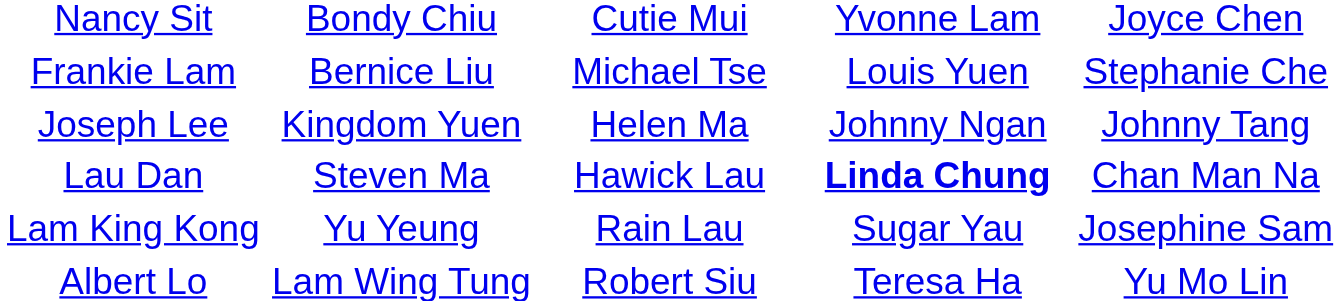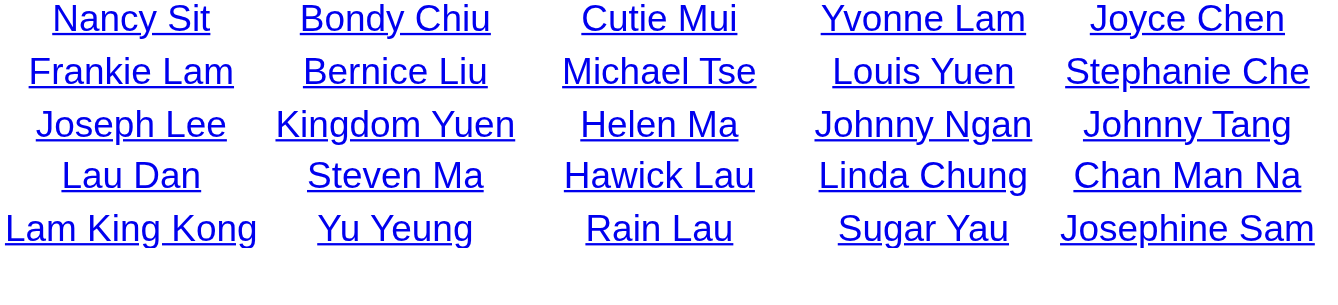(938, 175) bold -> (923, 175) normal
- row: (133, 280)
